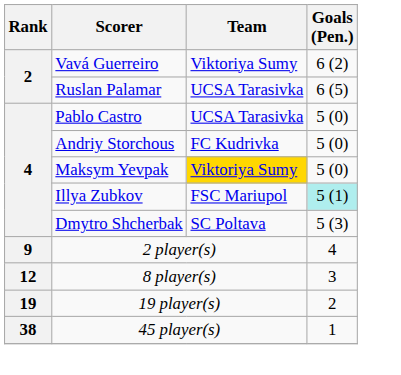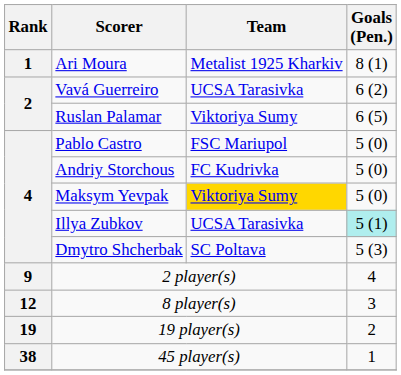+ row: (91, 63)
(244, 63) Viktoriya Sumy -> (247, 90) UCSA Tarasivka
(247, 90) UCSA Tarasivka -> (244, 116) Viktoriya Sumy
(247, 116) UCSA Tarasivka -> (239, 143) FSC Mariupol
(239, 196) FSC Mariupol -> (247, 223) UCSA Tarasivka
